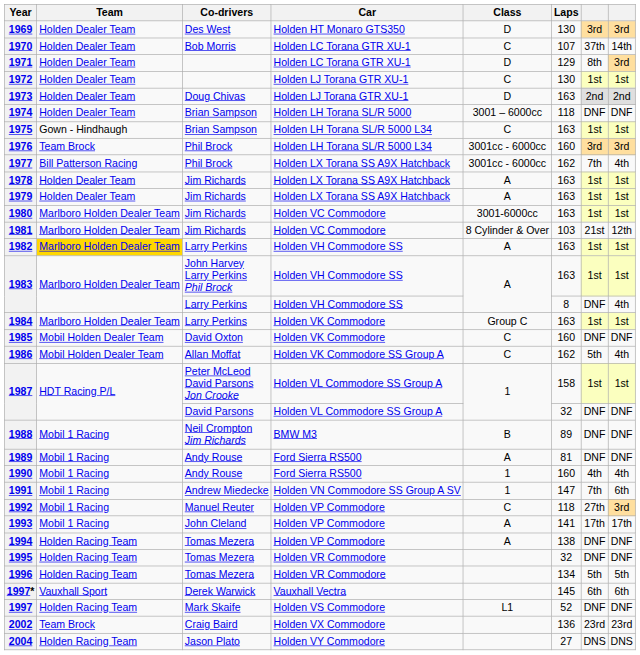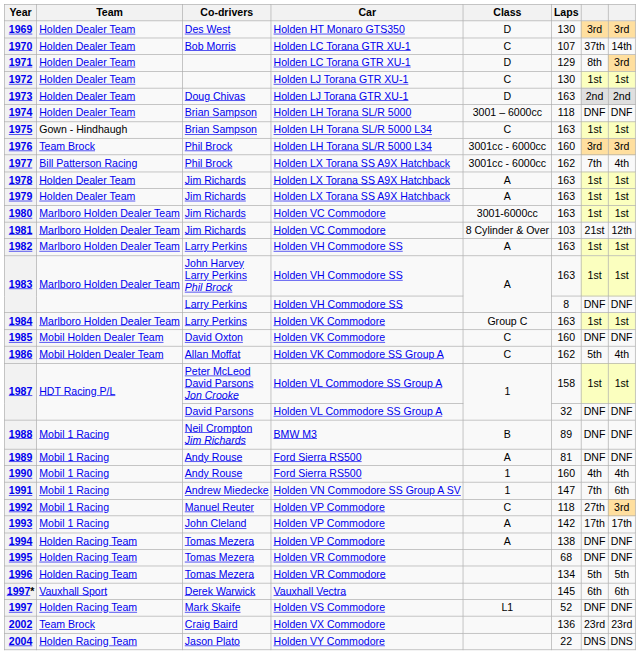(110, 247) gold background -> (110, 247) no background
(622, 304) 4th -> (622, 304) DNF
(566, 524) 141 -> (566, 524) 142
(566, 557) 32 -> (566, 557) 68
(566, 641) 27 -> (566, 641) 22
